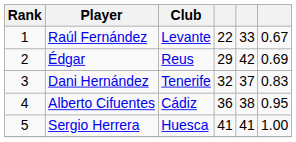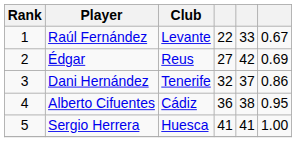(225, 59) 29 -> (225, 59) 27
(275, 81) 0.83 -> (275, 81) 0.86
